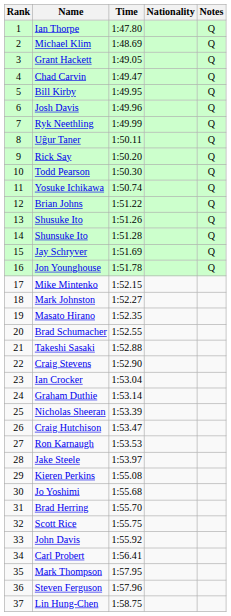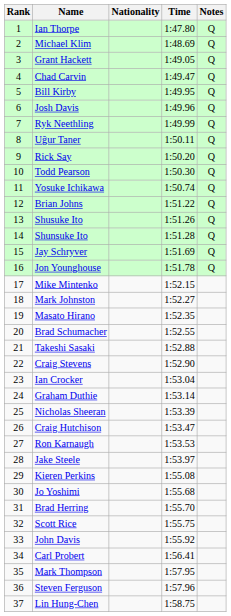columns swapped: (171, 12) <-> (127, 12)
